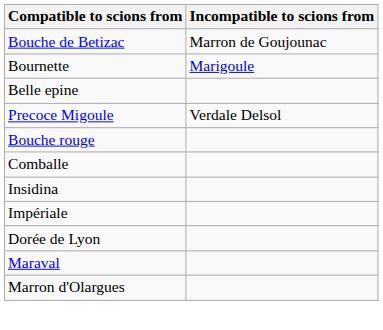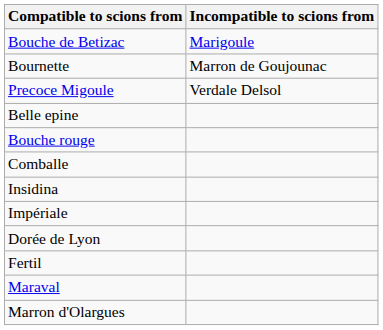(258, 41) Marron de Goujounac -> (222, 41) Marigoule
(222, 66) Marigoule -> (258, 66) Marron de Goujounac
rows swapped: (61, 115) <-> (43, 90)
+ row: (25, 262)
